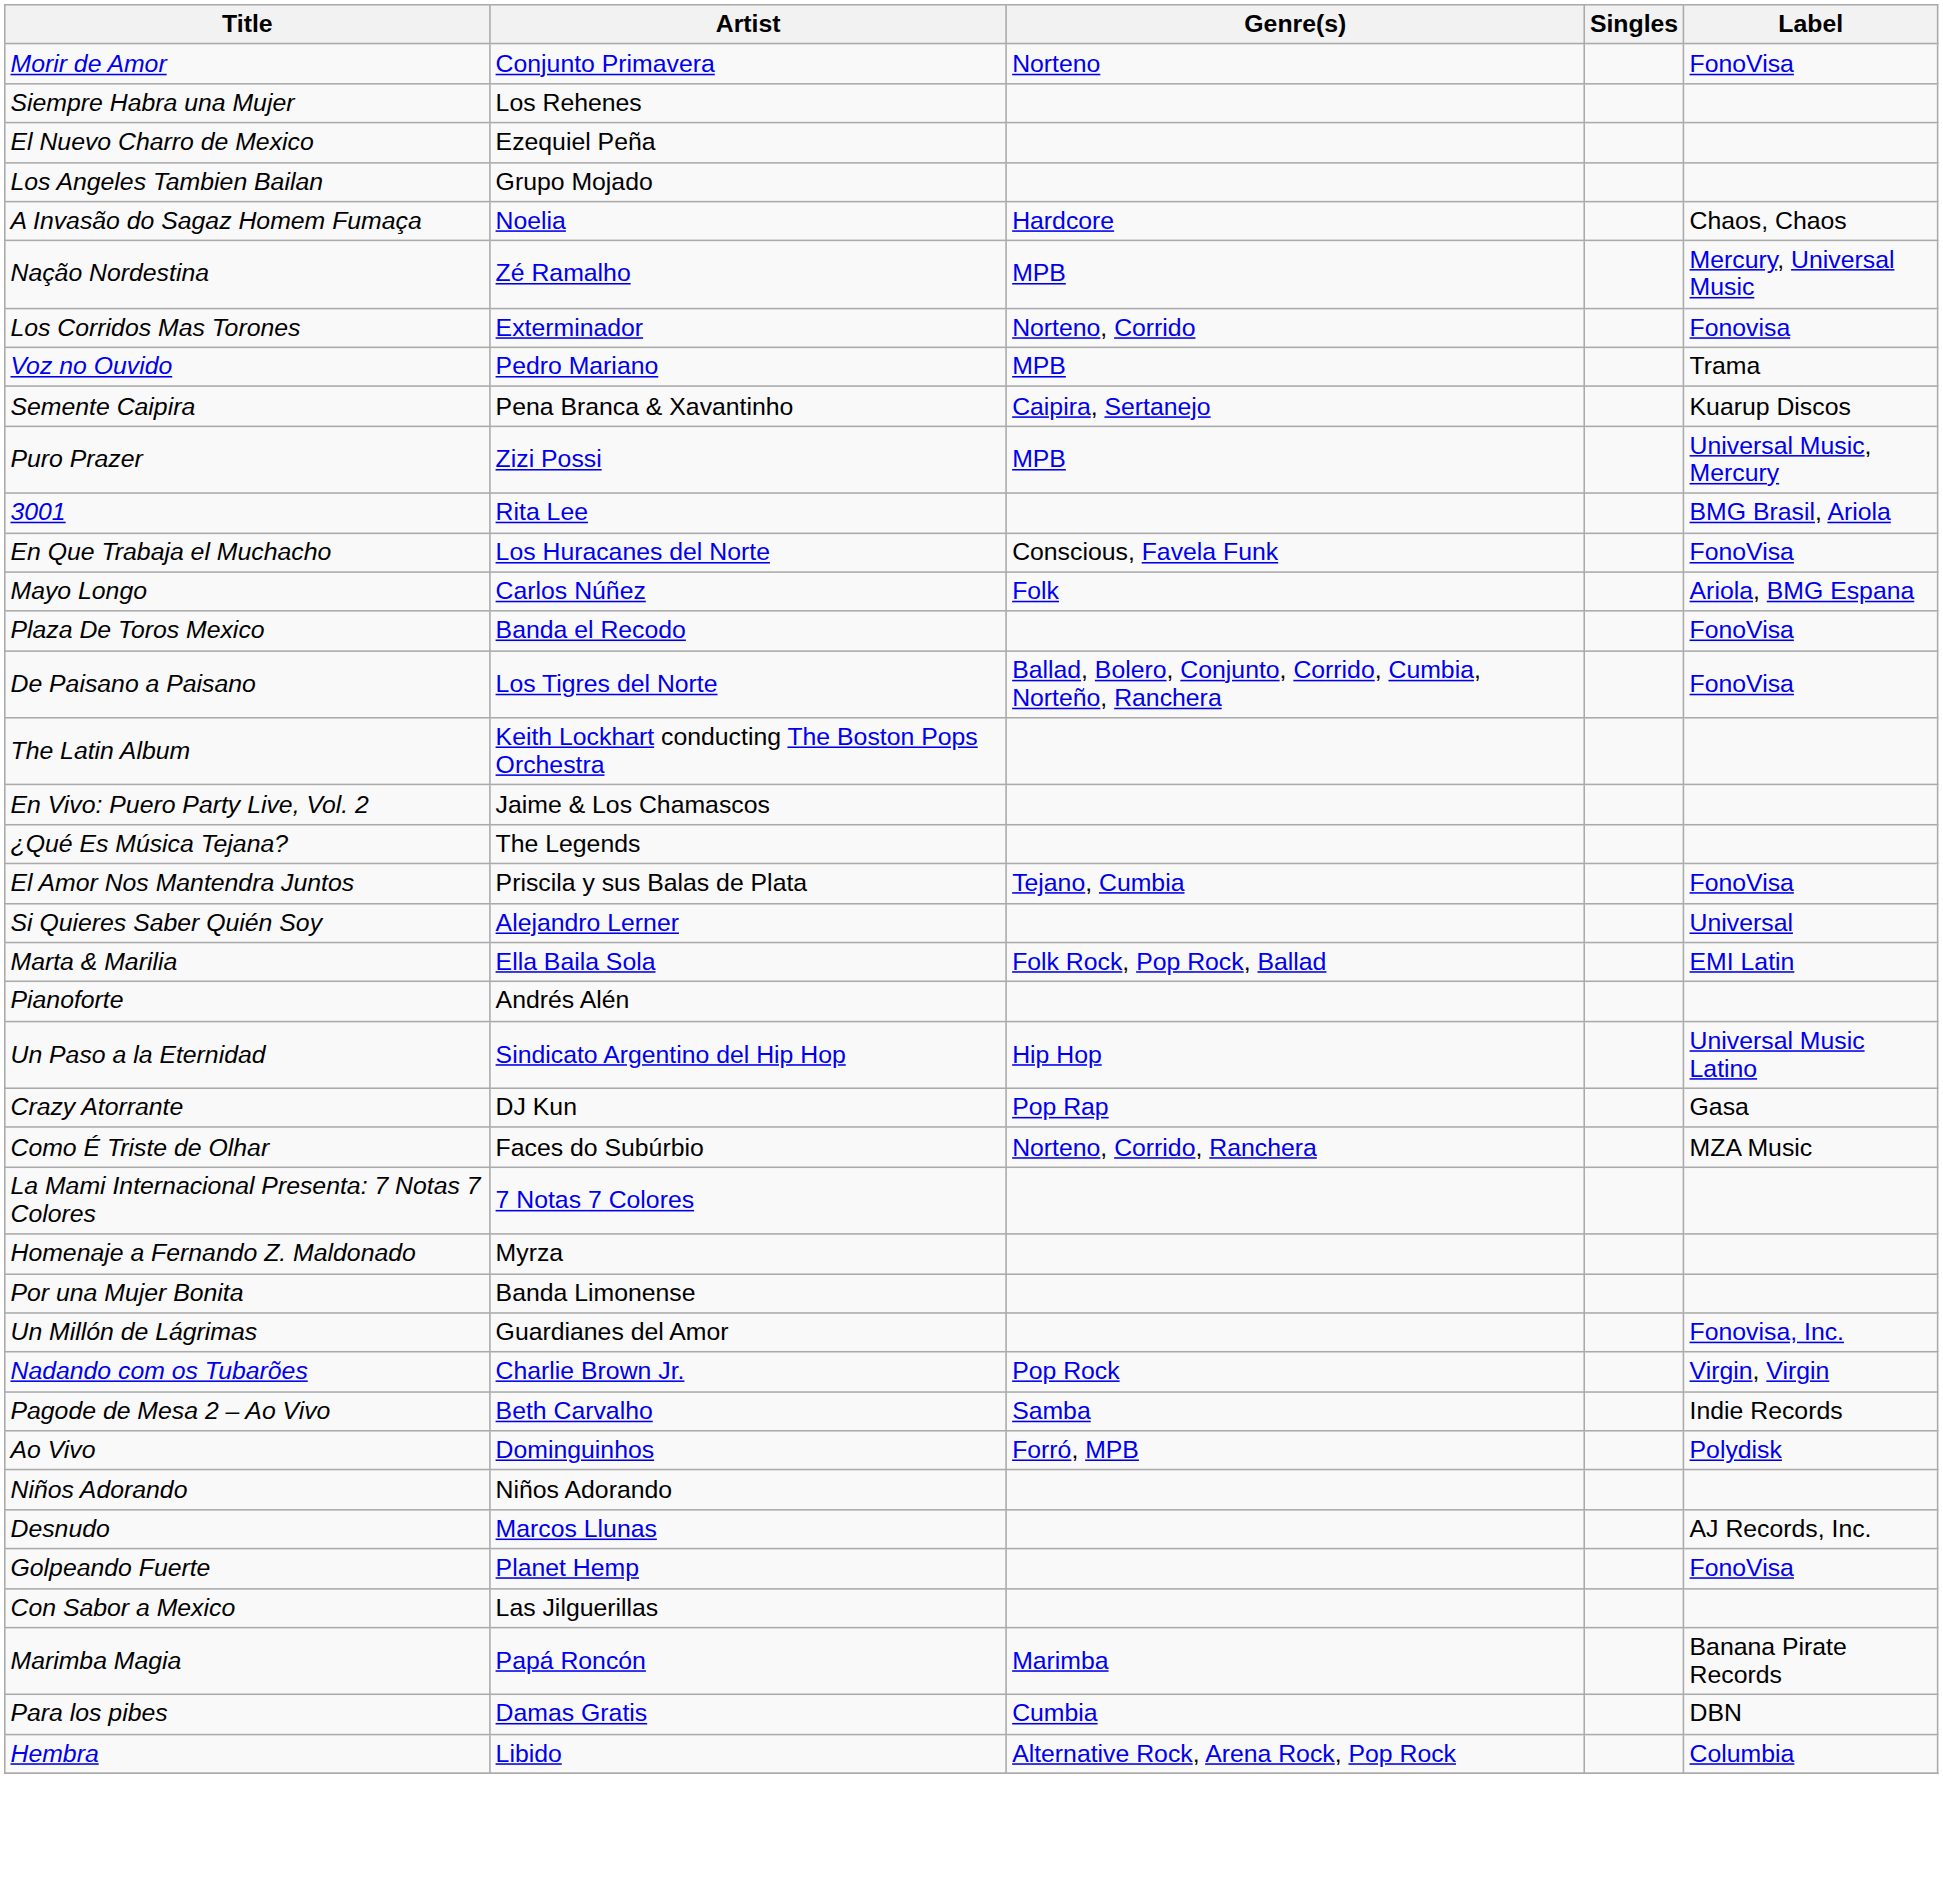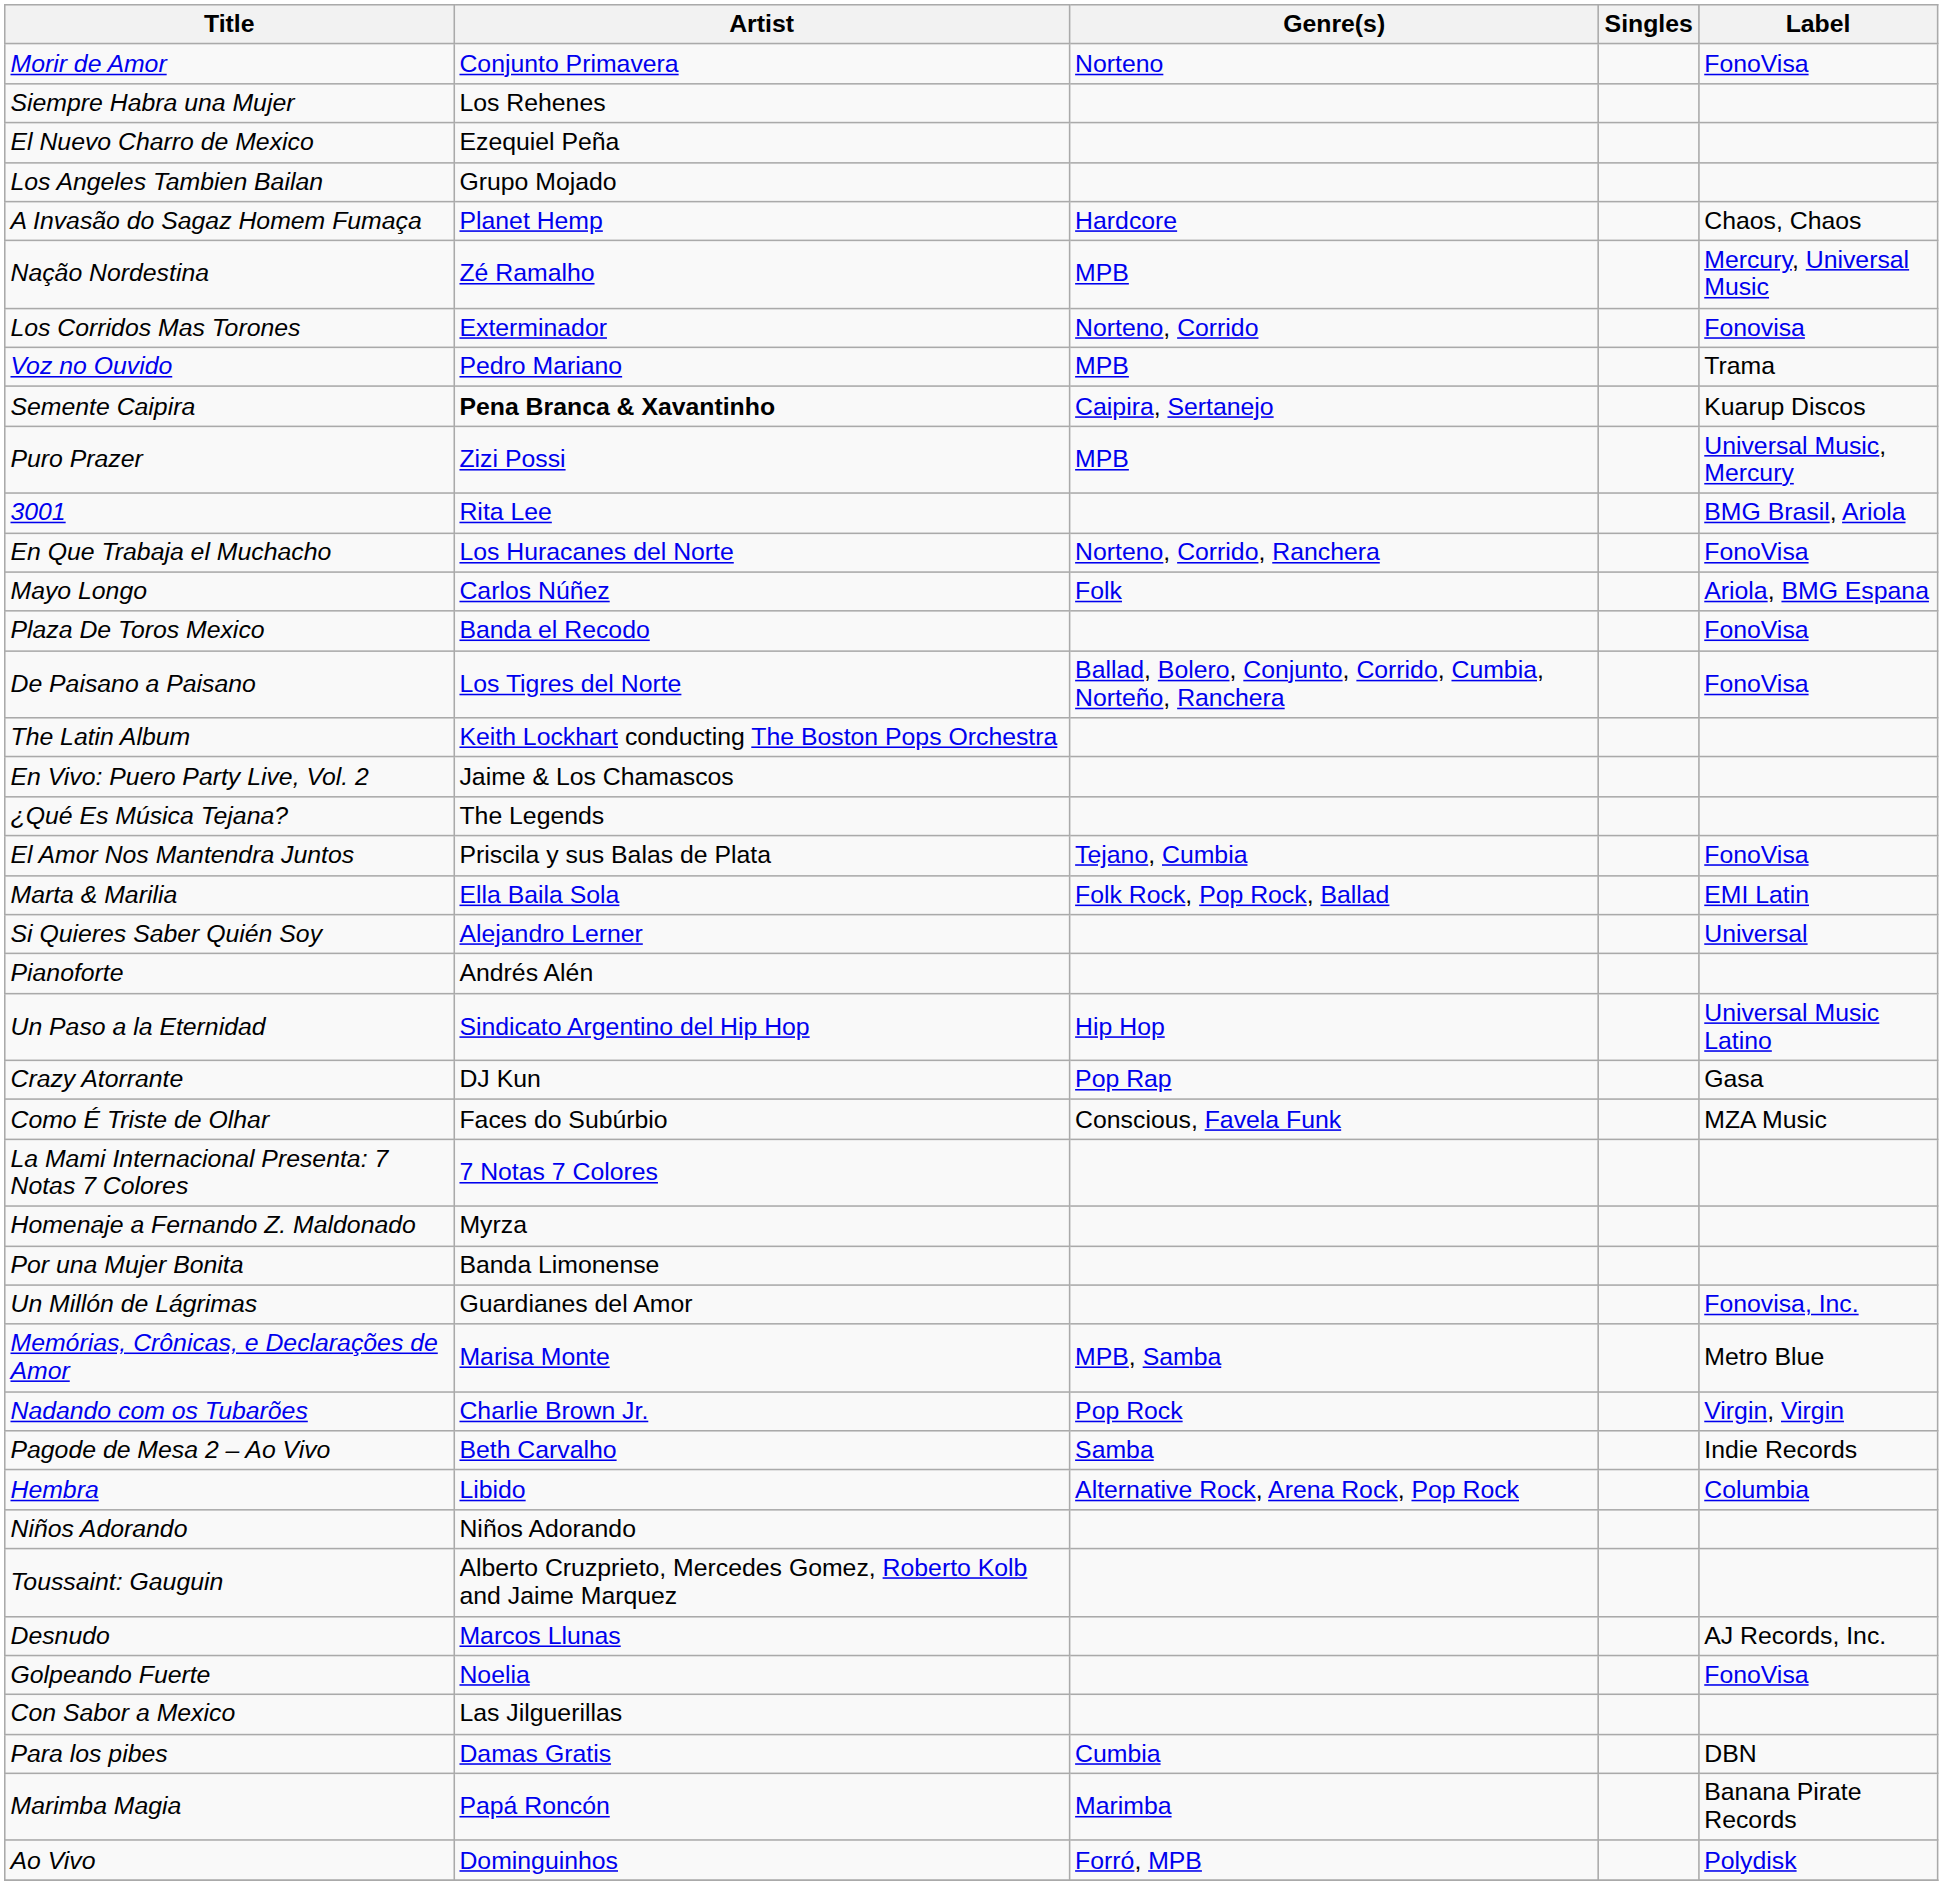(531, 220) Noelia -> (531, 220) Planet Hemp
(645, 406) normal -> (617, 406) bold
(1145, 551) Conscious, Favela Funk -> (1227, 551) Norteno, Corrido, Ranchera
rows swapped: (166, 922) <-> (94, 961)
(1164, 1146) Norteno, Corrido, Ranchera -> (1208, 1119) Conscious, Favela Funk
+ row: (224, 1357)
rows swapped: (53, 1450) <-> (55, 1753)
+ row: (117, 1582)
(567, 1568) Planet Hemp -> (495, 1674) Noelia
rows swapped: (89, 1714) <-> (96, 1660)
